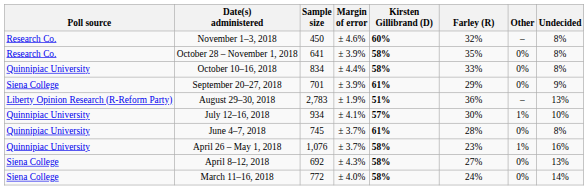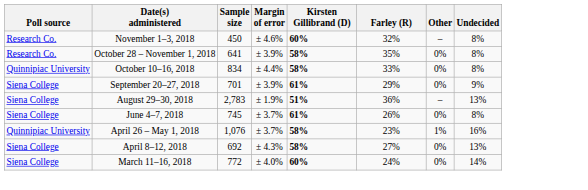(89, 100) Liberty Opinion Research (R-Reform Party) -> (33, 100) Siena College
- row: (237, 116)
(48, 131) Quinnipiac University -> (33, 116) Siena College
(474, 131) 28% -> (391, 116) 26%
(381, 178) 58% -> (299, 162) 60%
